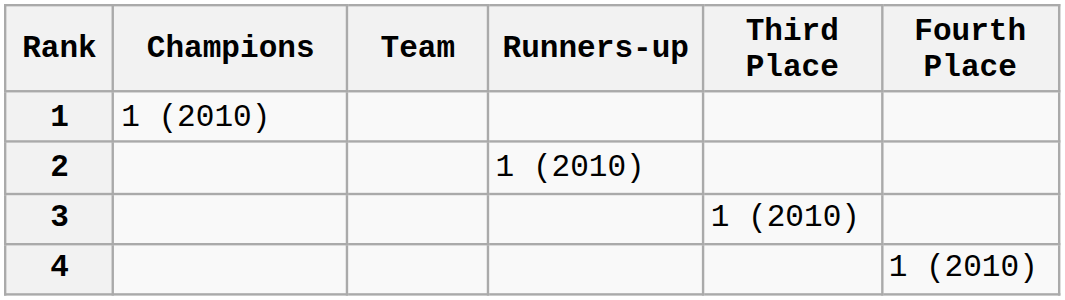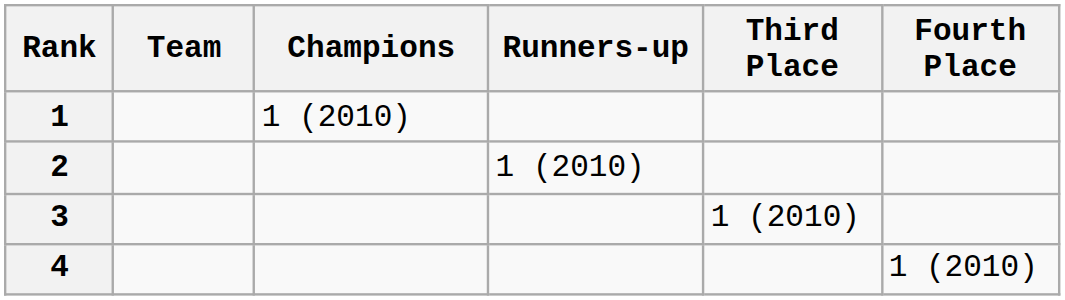columns swapped: (418, 48) <-> (231, 48)
